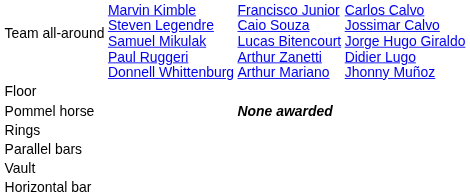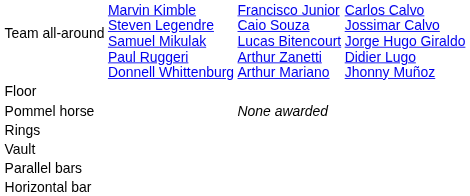(285, 111) bold -> (283, 111) normal
rows swapped: (20, 168) <-> (43, 149)
